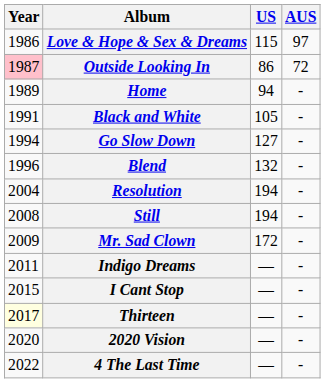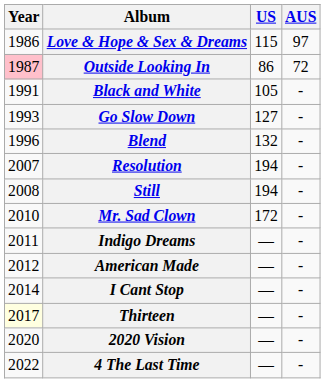- row: (147, 91)
(24, 141) 1994 -> (24, 116) 1993
(24, 191) 2004 -> (24, 166) 2007
(24, 240) 2009 -> (24, 215) 2010
+ row: (147, 265)
(24, 290) 2015 -> (24, 290) 2014
